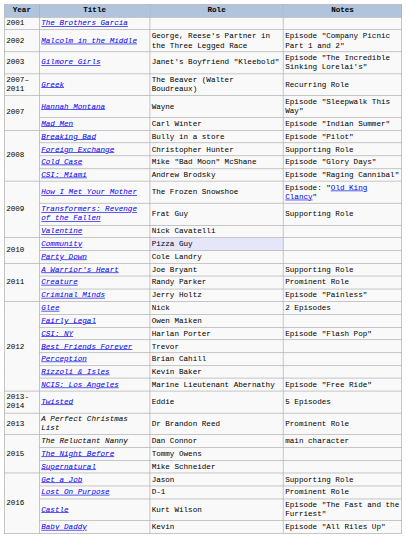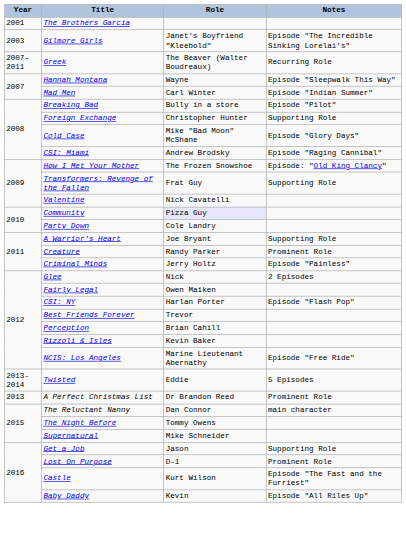- row: (89, 41)
